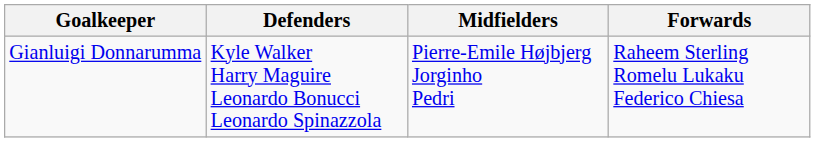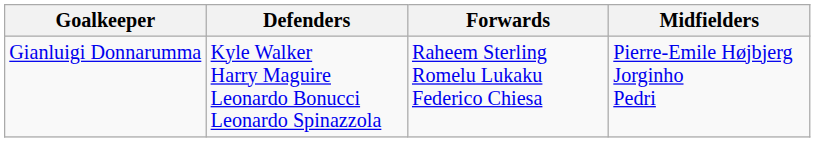columns swapped: (508, 20) <-> (709, 20)
